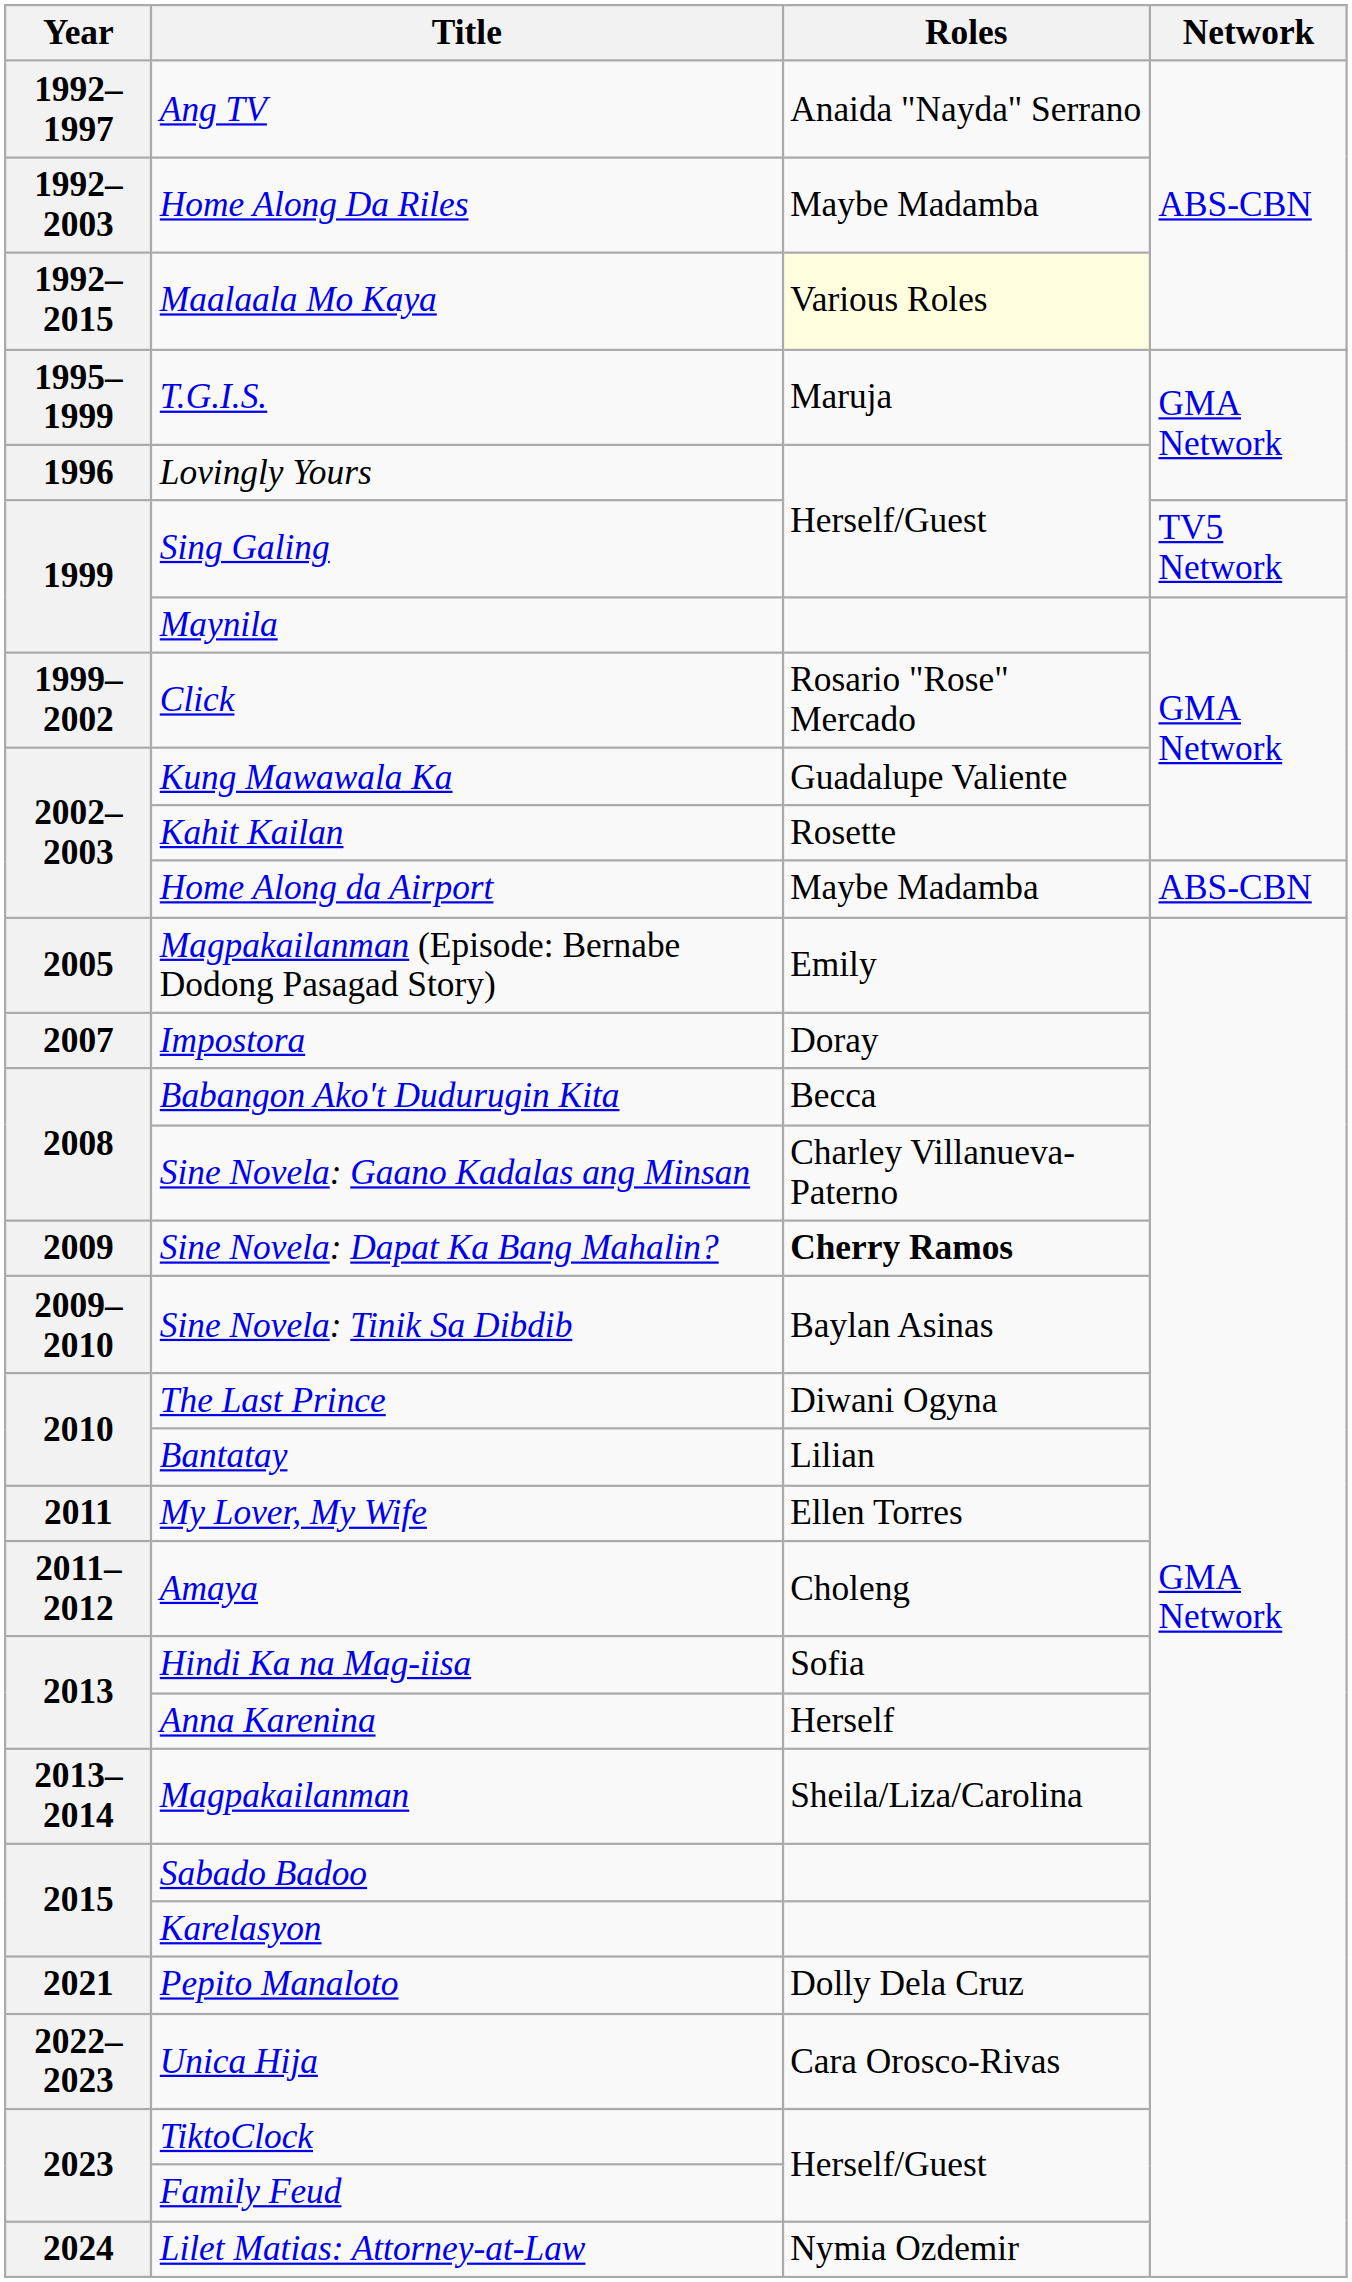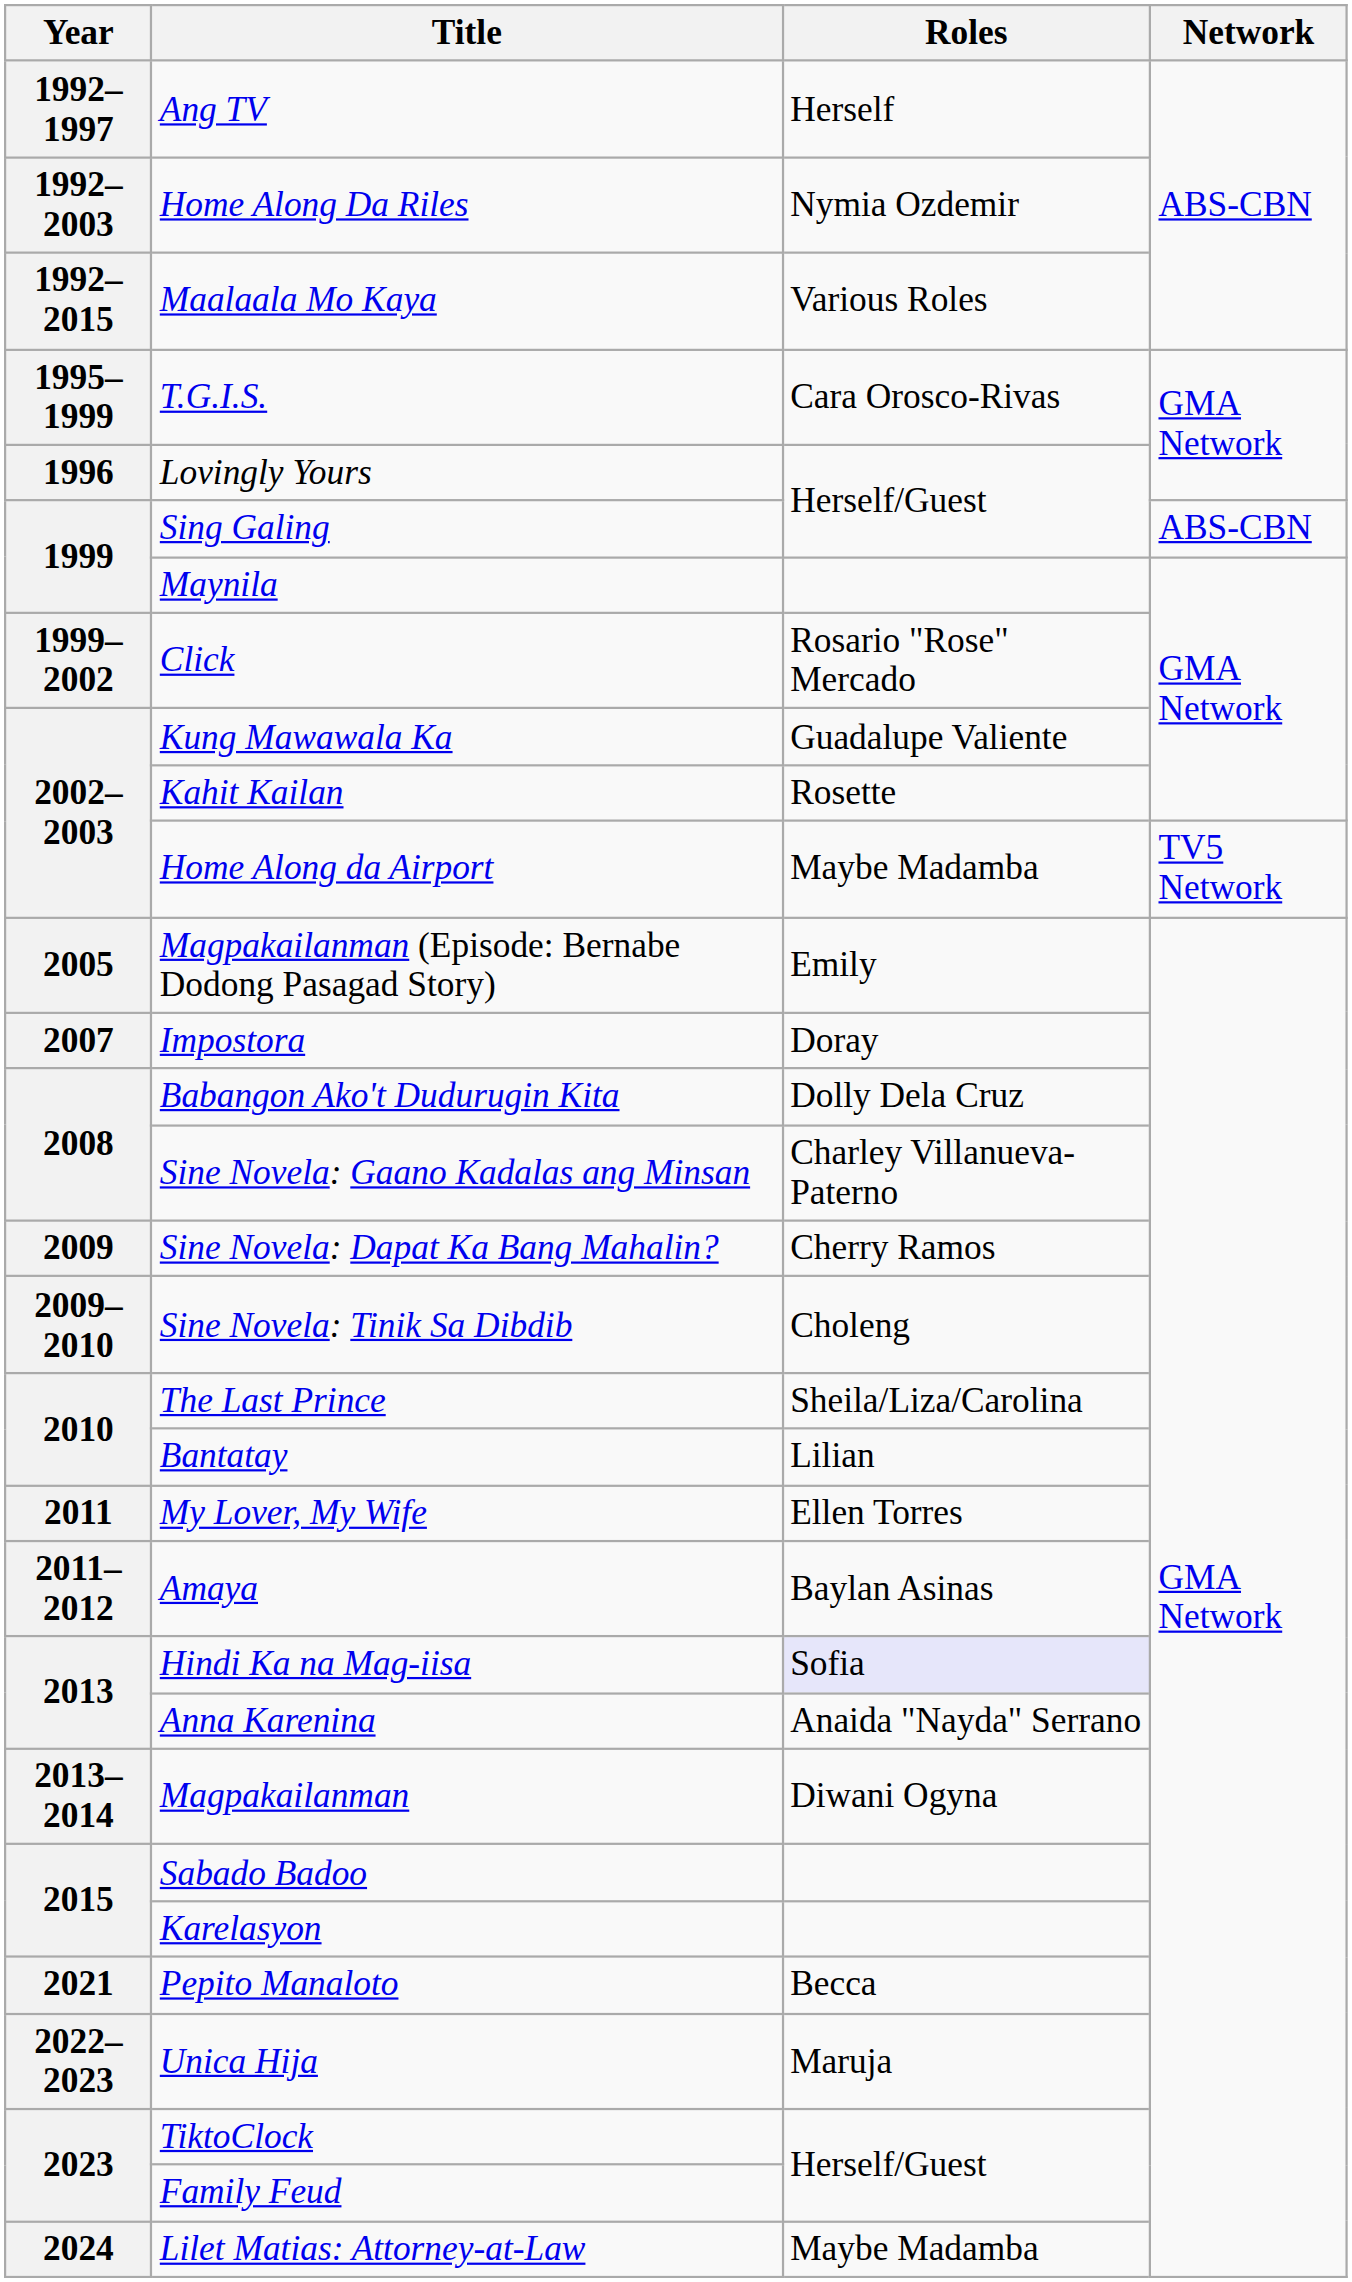(966, 108) Anaida "Nayda" Serrano -> (842, 108) Herself
(914, 204) Maybe Madamba -> (905, 204) Nymia Ozdemir
(889, 300) lightyellow background -> (889, 300) no background
(841, 396) Maruja -> (925, 396) Cara Orosco-Rivas
(1220, 548) TV5 Network -> (1235, 528) ABS-CBN
(1235, 888) ABS-CBN -> (1220, 868) TV5 Network
(833, 1096) Becca -> (907, 1096) Dolly Dela Cruz
(902, 1248) bold -> (893, 1248) normal
(892, 1324) Baylan Asinas -> (850, 1324) Choleng
(894, 1399) Diwani Ogyna -> (936, 1399) Sheila/Liza/Carolina
(850, 1588) Choleng -> (892, 1588) Baylan Asinas
(828, 1664) no background -> (828, 1664) lavender background
(842, 1720) Herself -> (966, 1720) Anaida "Nayda" Serrano
(936, 1796) Sheila/Liza/Carolina -> (894, 1796) Diwani Ogyna
(907, 1984) Dolly Dela Cruz -> (833, 1984) Becca
(925, 2060) Cara Orosco-Rivas -> (841, 2060) Maruja
(905, 2248) Nymia Ozdemir -> (914, 2248) Maybe Madamba
